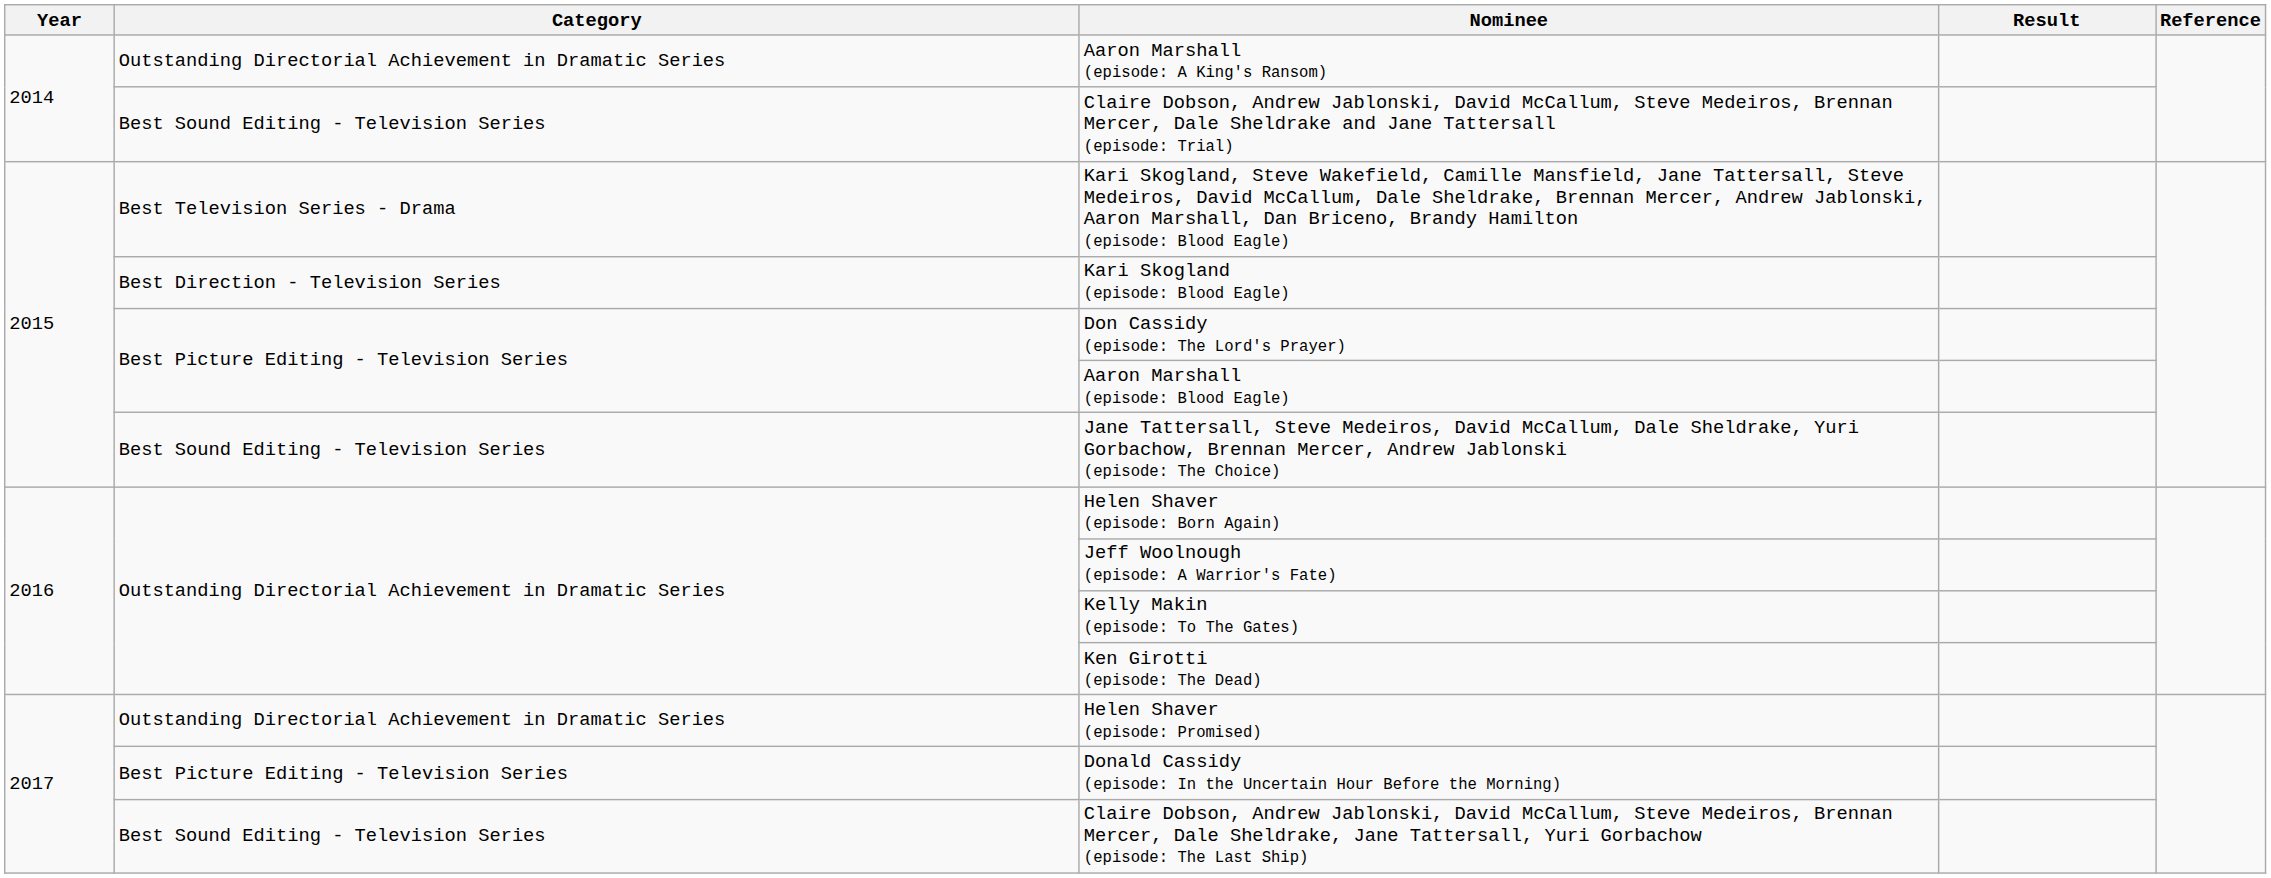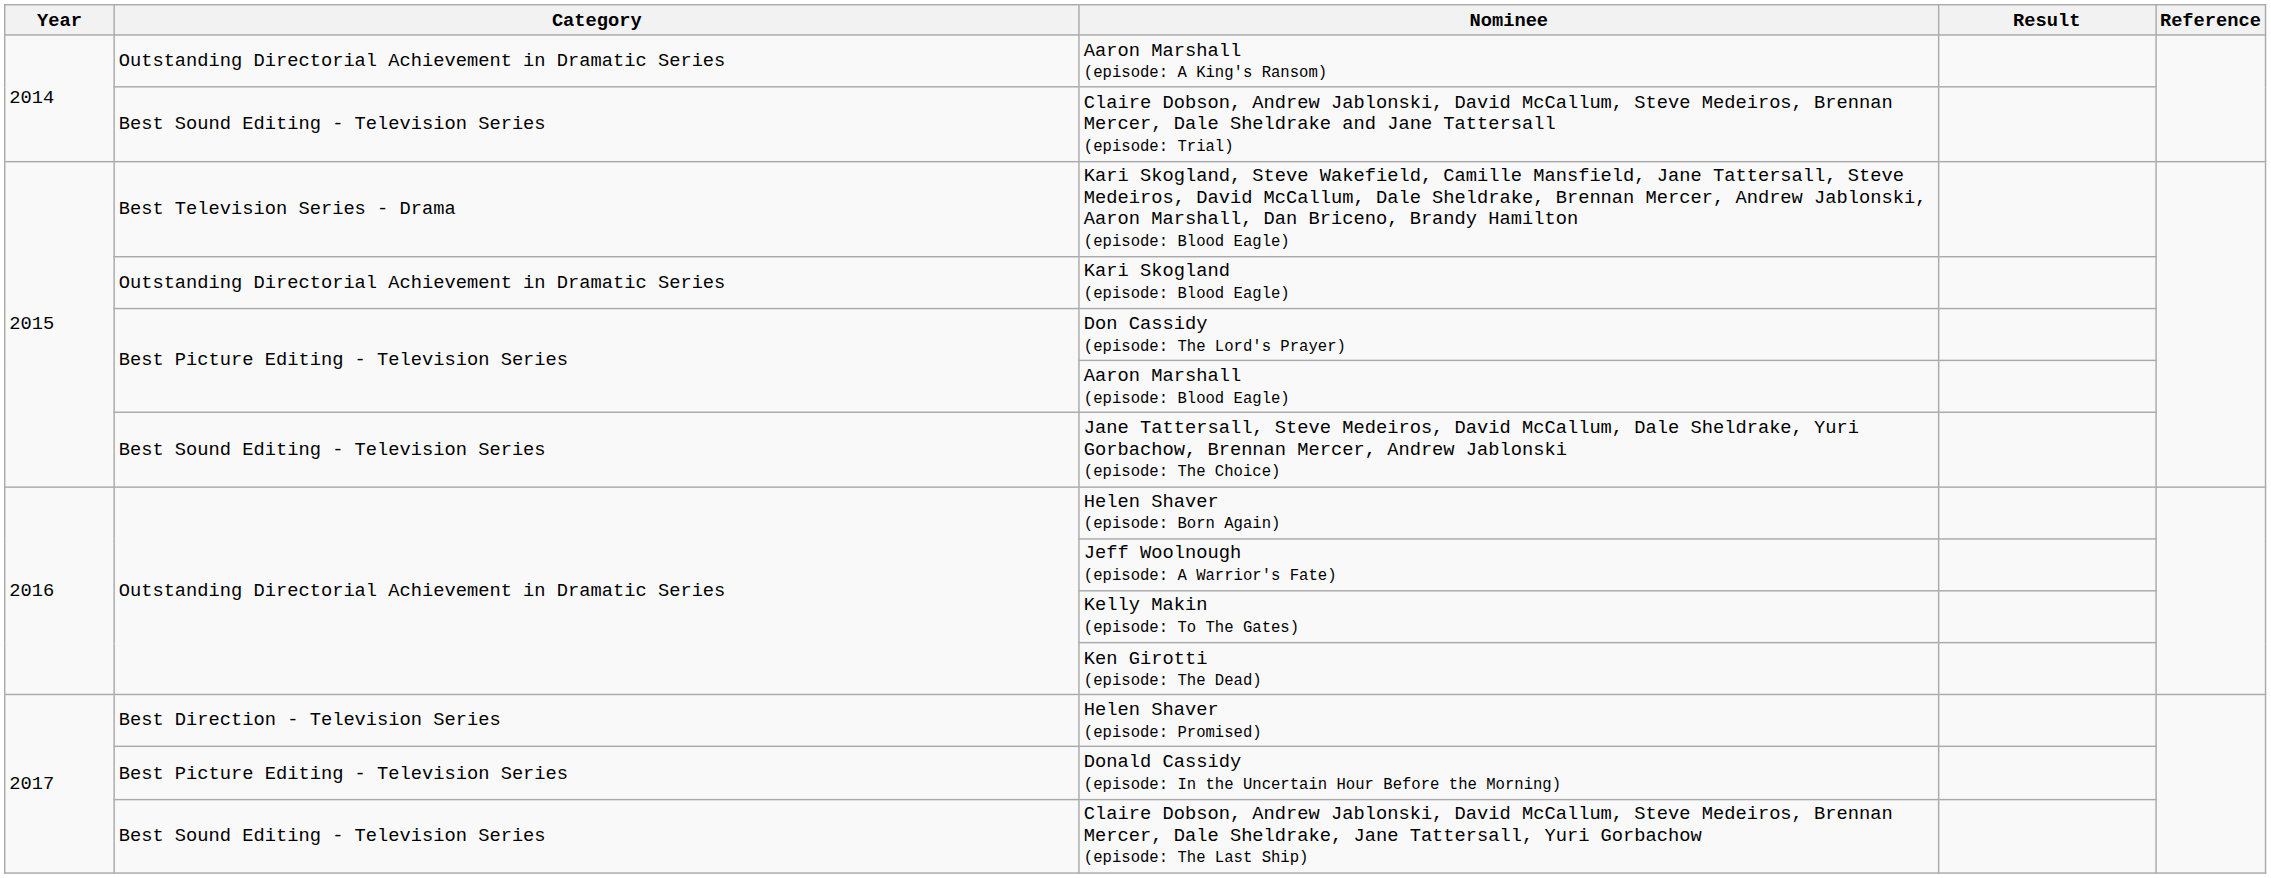(310, 282) Best Direction - Television Series -> (422, 282) Outstanding Directorial Achievement in Dramatic Series
(422, 721) Outstanding Directorial Achievement in Dramatic Series -> (310, 721) Best Direction - Television Series
